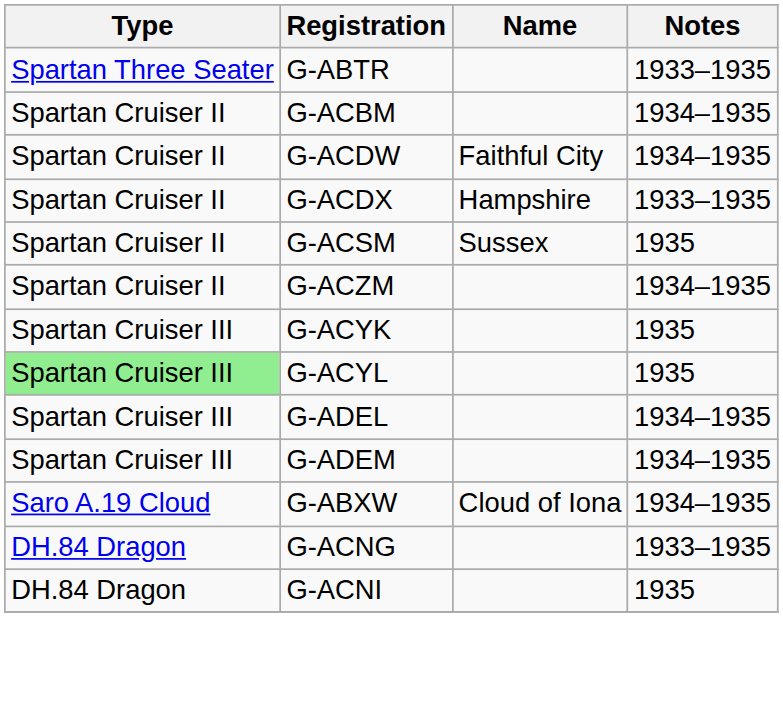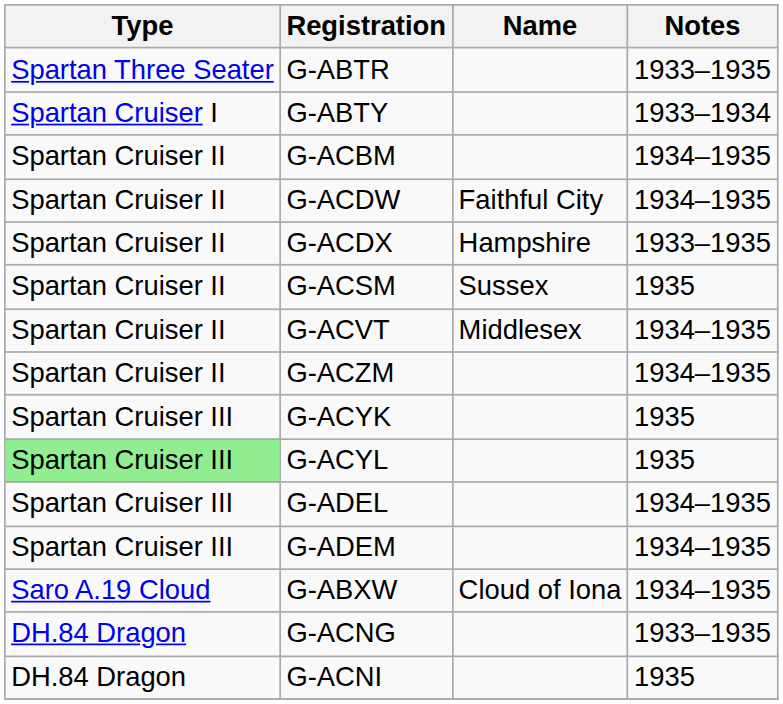+ row: (337, 112)
+ row: (338, 329)
